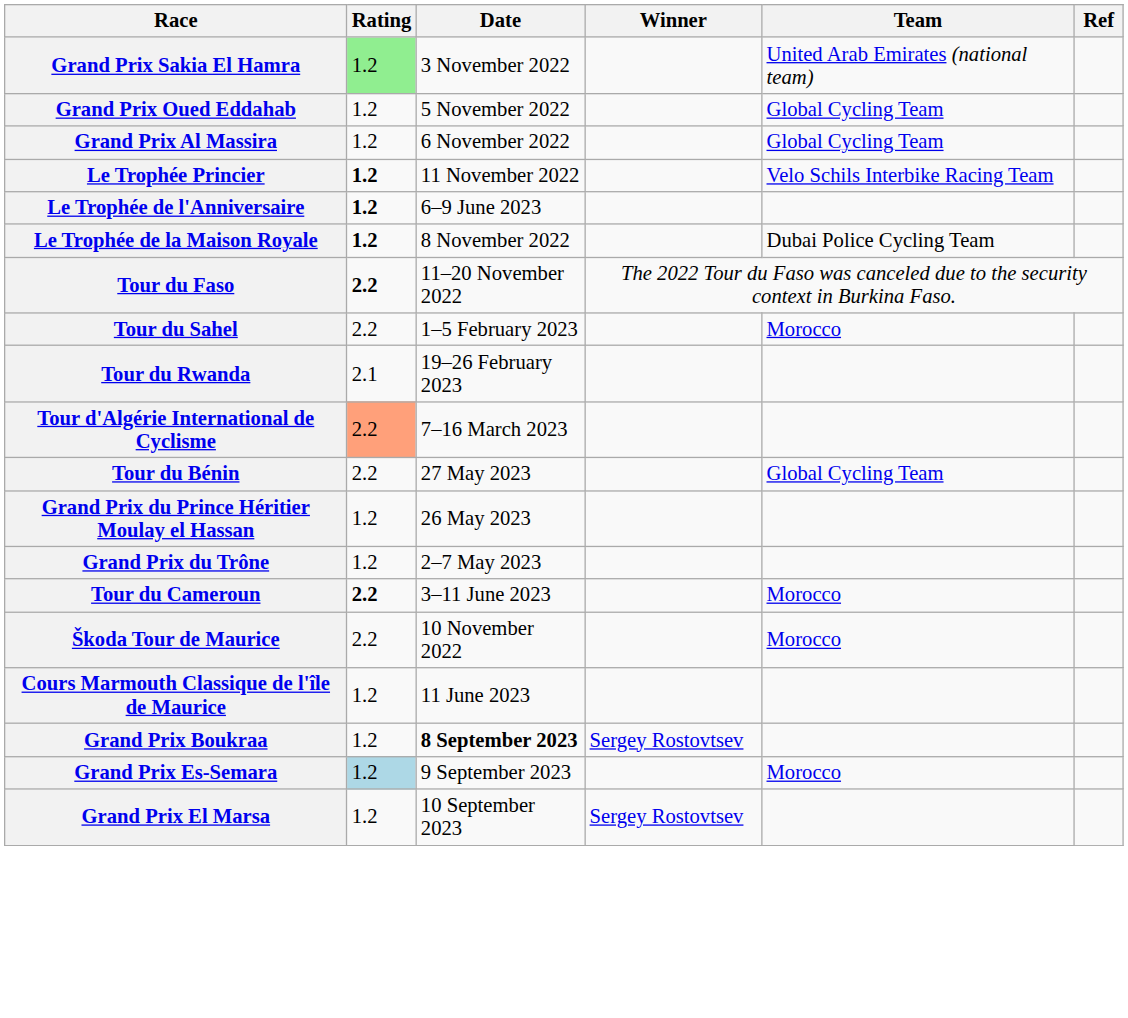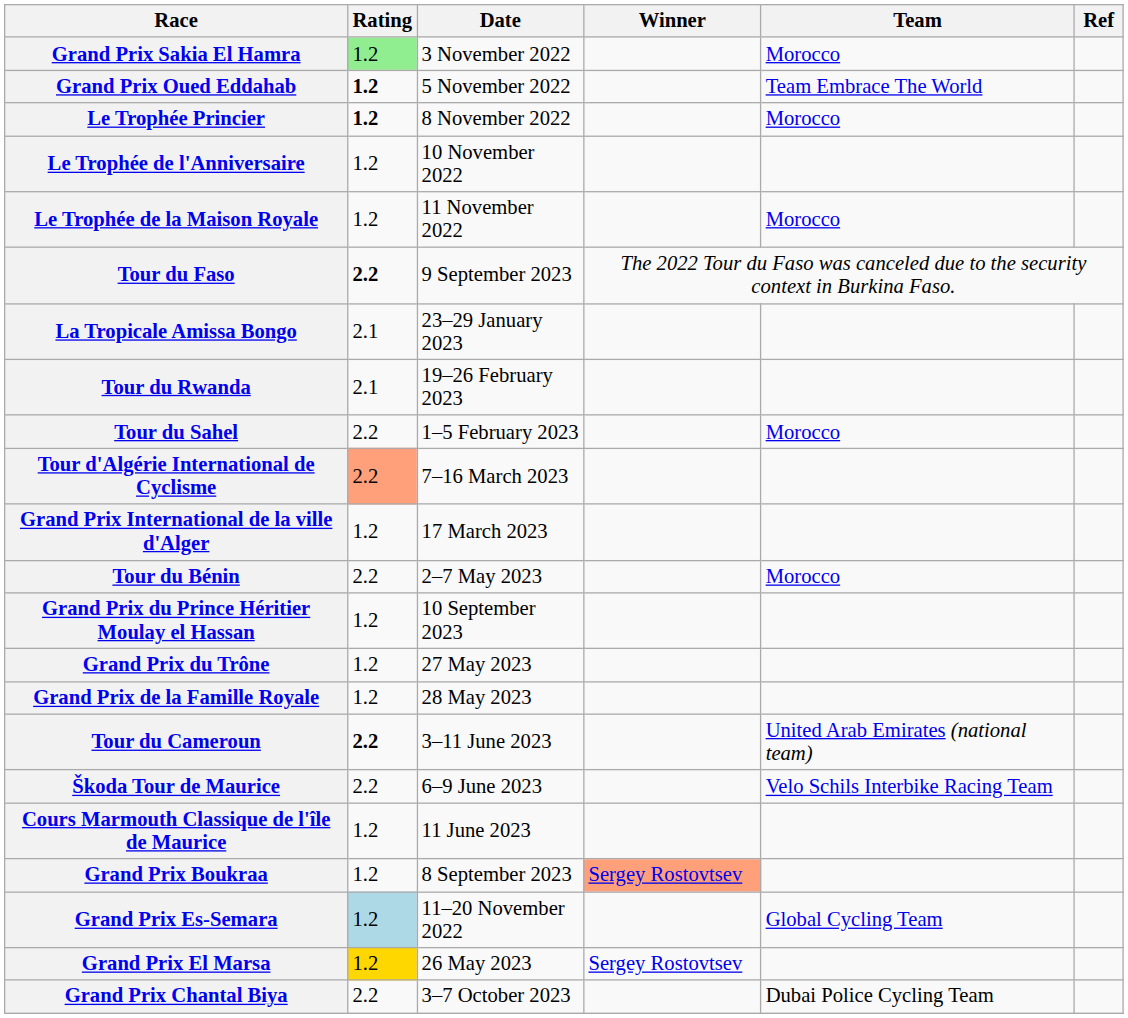(897, 65) United Arab Emirates (national team) -> (803, 53) Morocco
(365, 109) normal -> (365, 86) bold
(855, 109) Global Cycling Team -> (874, 86) Team Embrace The World
- row: (176, 142)
(500, 175) 11 November 2022 -> (496, 119) 8 November 2022
(910, 175) Velo Schils Interbike Racing Team -> (803, 119) Morocco
(365, 207) bold -> (365, 163) normal
(481, 207) 6–9 June 2023 -> (478, 163) 10 November 2022
(365, 240) bold -> (365, 219) normal
(495, 240) 8 November 2022 -> (478, 219) 11 November 2022
(881, 240) Dubai Police Cycling Team -> (803, 219) Morocco
(492, 284) 11–20 November 2022 -> (497, 275) 9 September 2023
+ row: (176, 331)
rows swapped: (176, 329) <-> (176, 373)
+ row: (176, 531)
(476, 473) 27 May 2023 -> (482, 576) 2–7 May 2023
(855, 473) Global Cycling Team -> (803, 576) Morocco
(476, 518) 26 May 2023 -> (479, 620) 10 September 2023
(481, 562) 2–7 May 2023 -> (477, 664) 27 May 2023
+ row: (176, 697)
(804, 595) Morocco -> (896, 741) United Arab Emirates (national team)
(477, 639) 10 November 2022 -> (482, 786) 6–9 June 2023
(804, 639) Morocco -> (909, 786) Velo Schils Interbike Racing Team
(499, 739) bold -> (497, 875) normal
(667, 739) no background -> (665, 875) lightsalmon background
(496, 772) 9 September 2023 -> (493, 919) 11–20 November 2022
(804, 772) Morocco -> (854, 919) Global Cycling Team
(365, 816) no background -> (365, 963) gold background
(478, 816) 10 September 2023 -> (477, 963) 26 May 2023
+ row: (176, 996)
